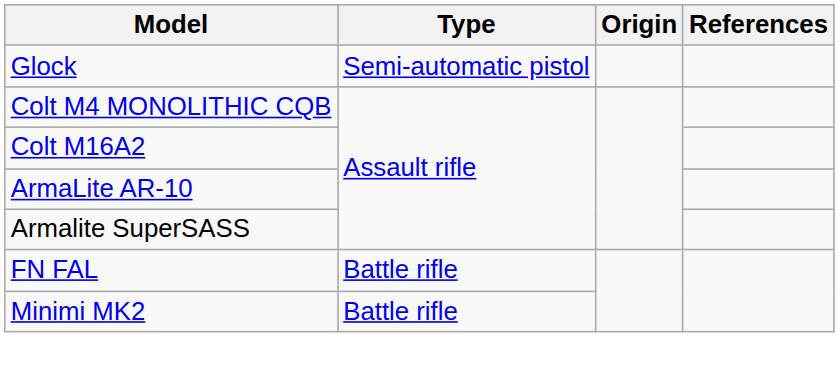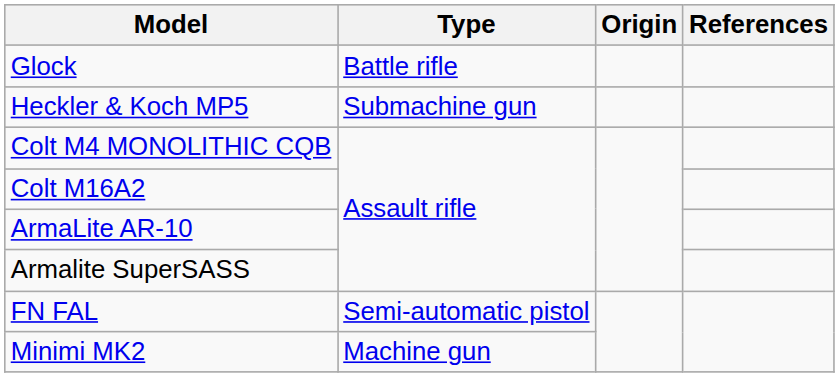(466, 65) Semi-automatic pistol -> (401, 65) Battle rifle
+ row: (130, 106)
(401, 270) Battle rifle -> (466, 310) Semi-automatic pistol
(401, 310) Battle rifle -> (417, 351) Machine gun
